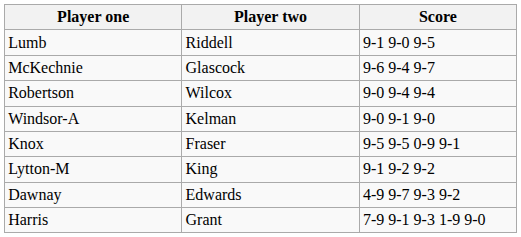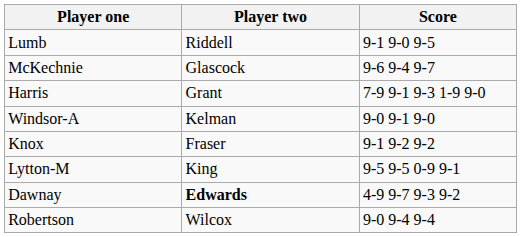rows swapped: (41, 93) <-> (28, 220)
(412, 144) 9-5 9-5 0-9 9-1 -> (399, 144) 9-1 9-2 9-2
(399, 169) 9-1 9-2 9-2 -> (412, 169) 9-5 9-5 0-9 9-1
(214, 194) normal -> (216, 194) bold
